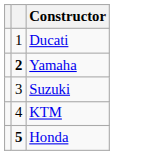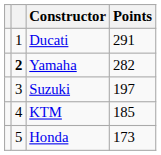+ column: (132, 16)
(19, 137) bold -> (19, 137) normal
